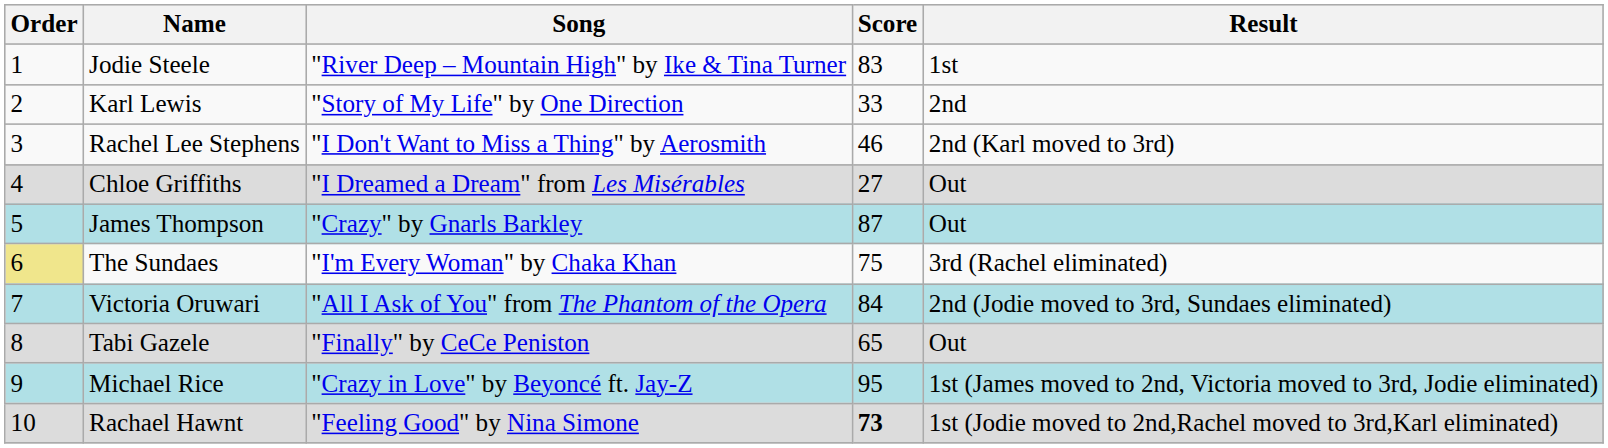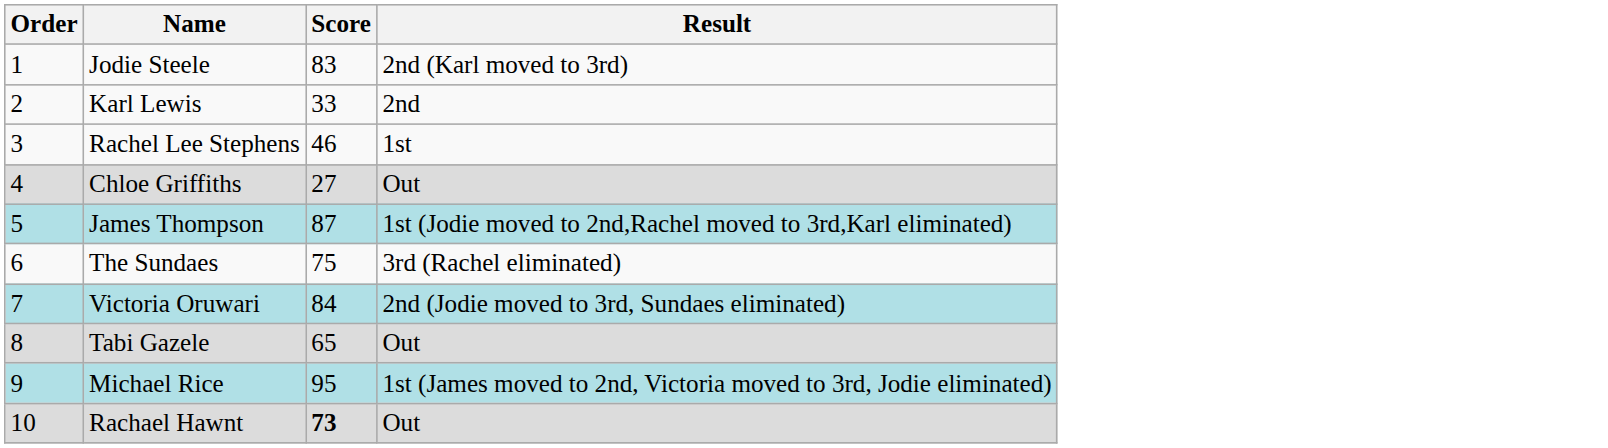- column: (579, 24)
(943, 64) 1st -> (505, 64) 2nd (Karl moved to 3rd)
(1052, 143) 2nd (Karl moved to 3rd) -> (397, 143) 1st
(948, 223) Out -> (697, 223) 1st (Jodie moved to 2nd,Rachel moved to 3rd,Karl eliminated)
(17, 263) khaki background -> (17, 263) no background
(1243, 422) 1st (Jodie moved to 2nd,Rachel moved to 3rd,Karl eliminated) -> (401, 422) Out
